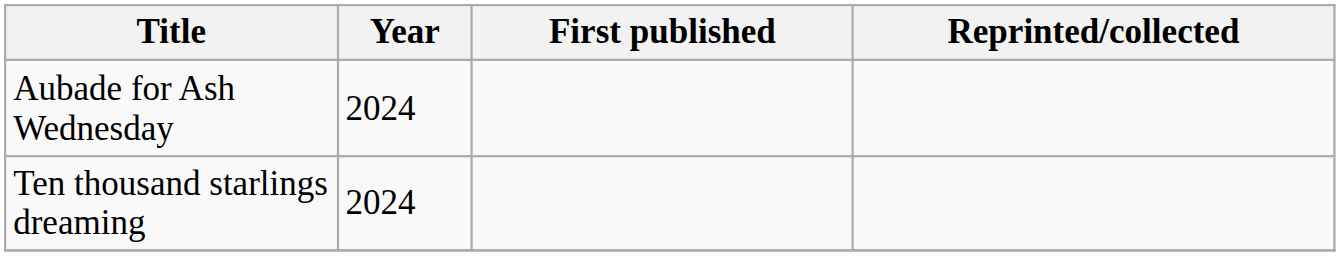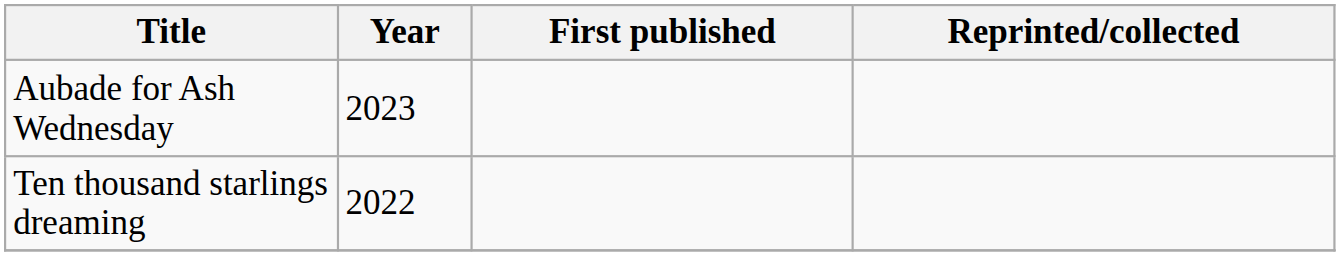(381, 107) 2024 -> (381, 107) 2023
(381, 202) 2024 -> (381, 202) 2022
